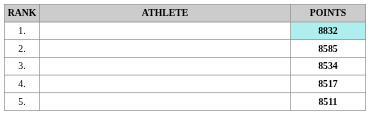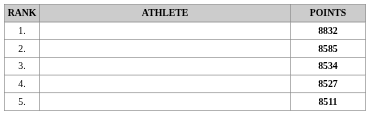(328, 31) paleturquoise background -> (328, 31) no background
(328, 84) 8517 -> (328, 84) 8527
